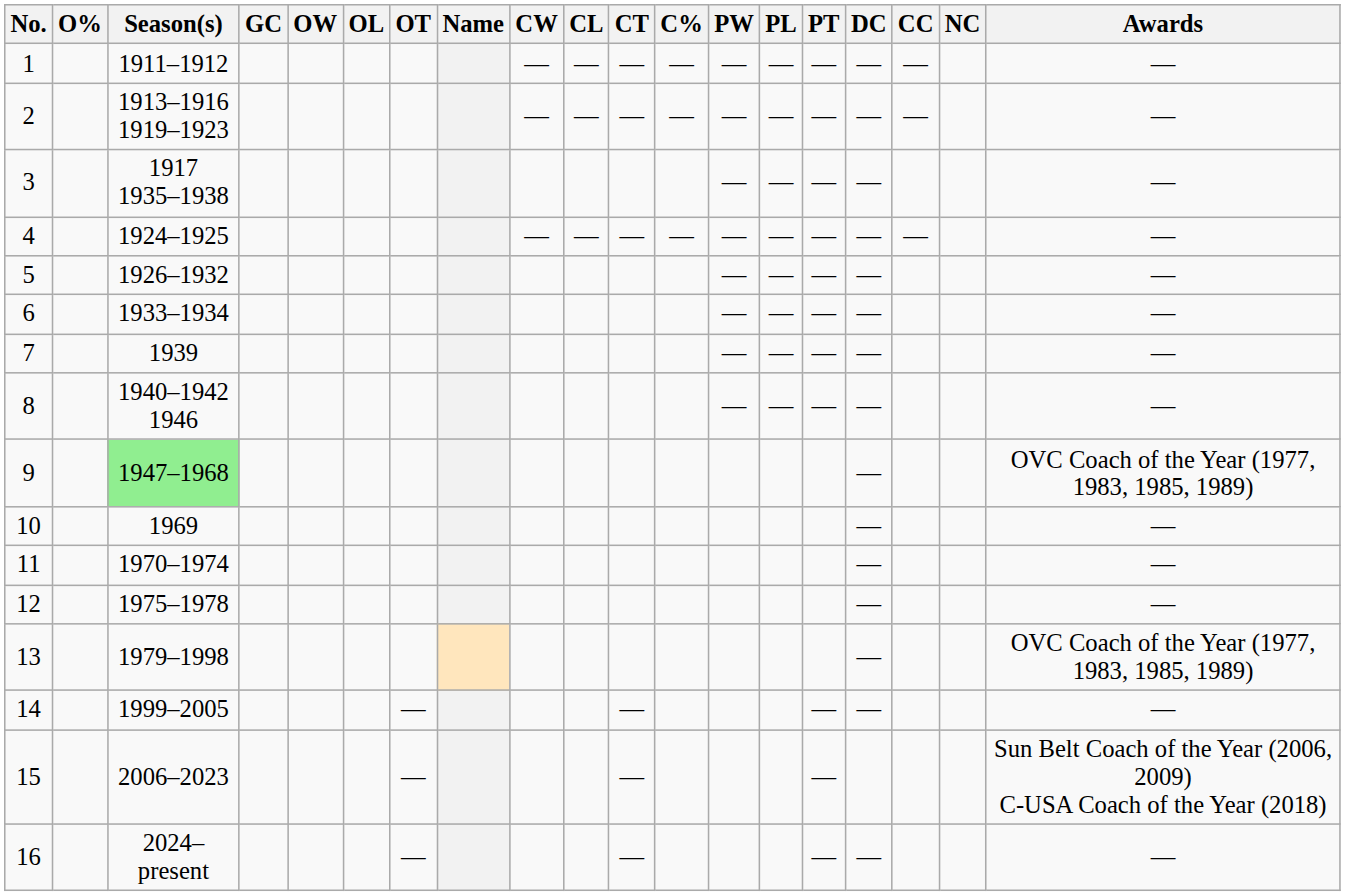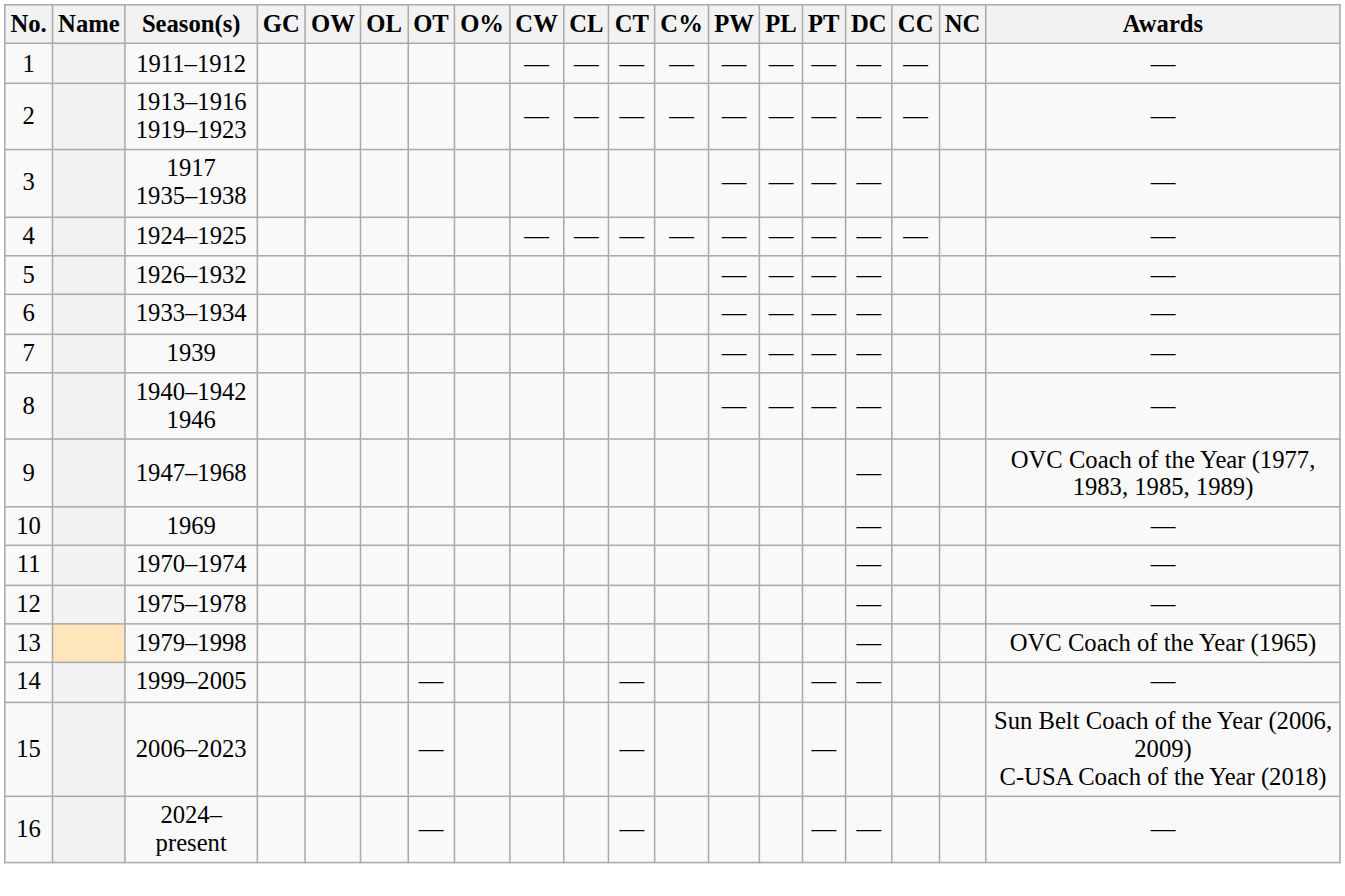columns swapped: (473, 24) <-> (80, 24)
(173, 472) lightgreen background -> (191, 472) no background
(1163, 656) OVC Coach of the Year (1977, 1983, 1985, 1989) -> (1163, 642) OVC Coach of the Year (1965)
